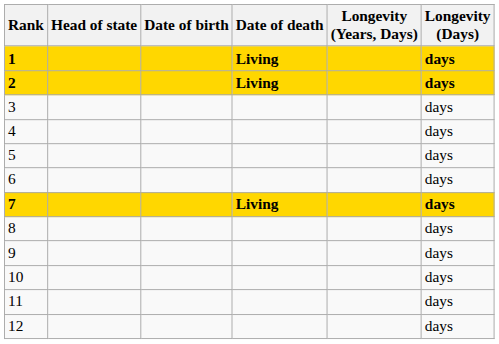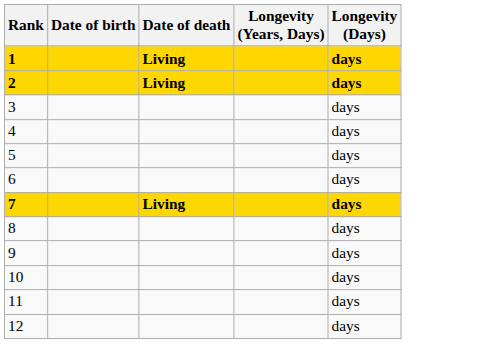- column: (94, 25)
